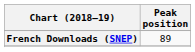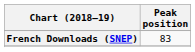(165, 39) 89 -> (165, 39) 83
